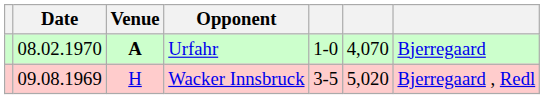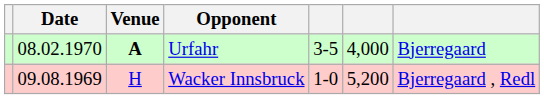(326, 49) 1-0 -> (326, 49) 3-5
(368, 49) 4,070 -> (368, 49) 4,000
(326, 78) 3-5 -> (326, 78) 1-0
(368, 78) 5,020 -> (368, 78) 5,200
